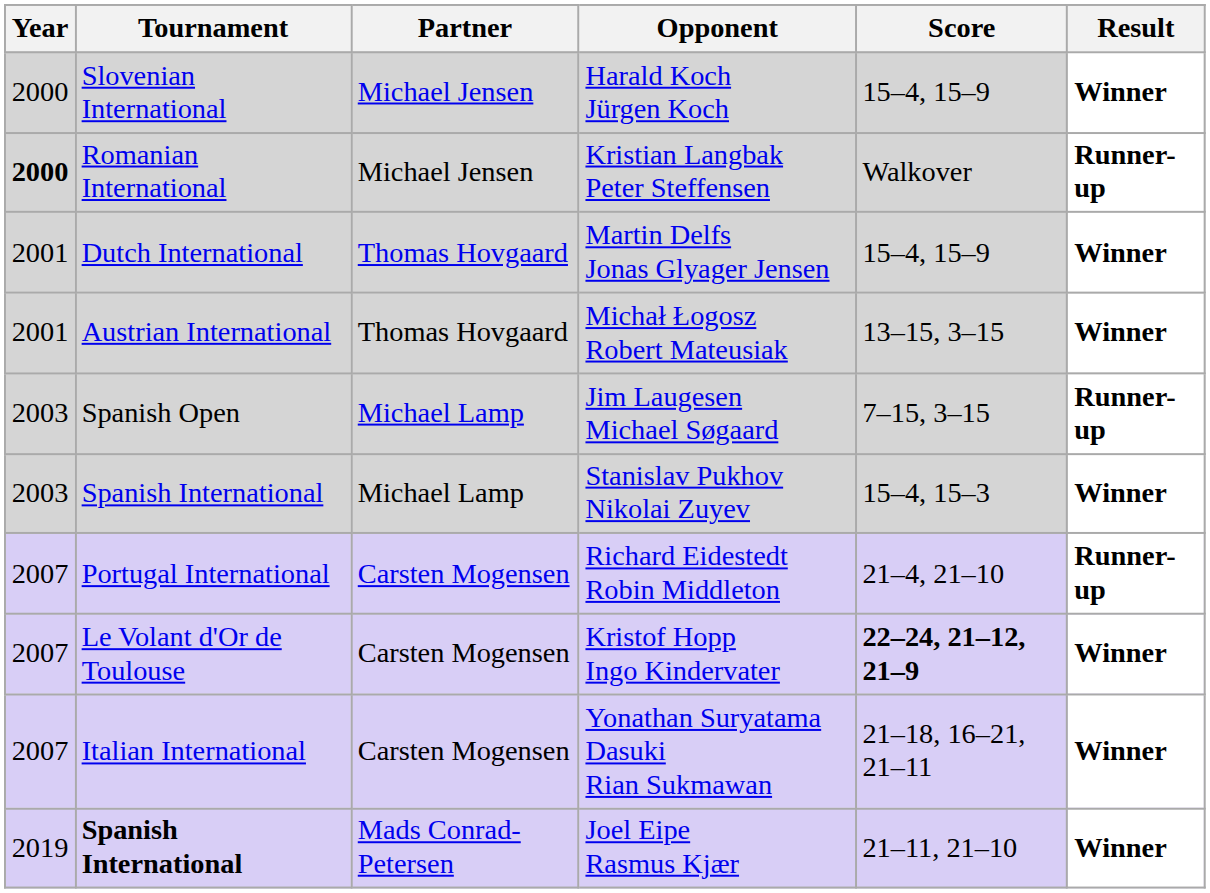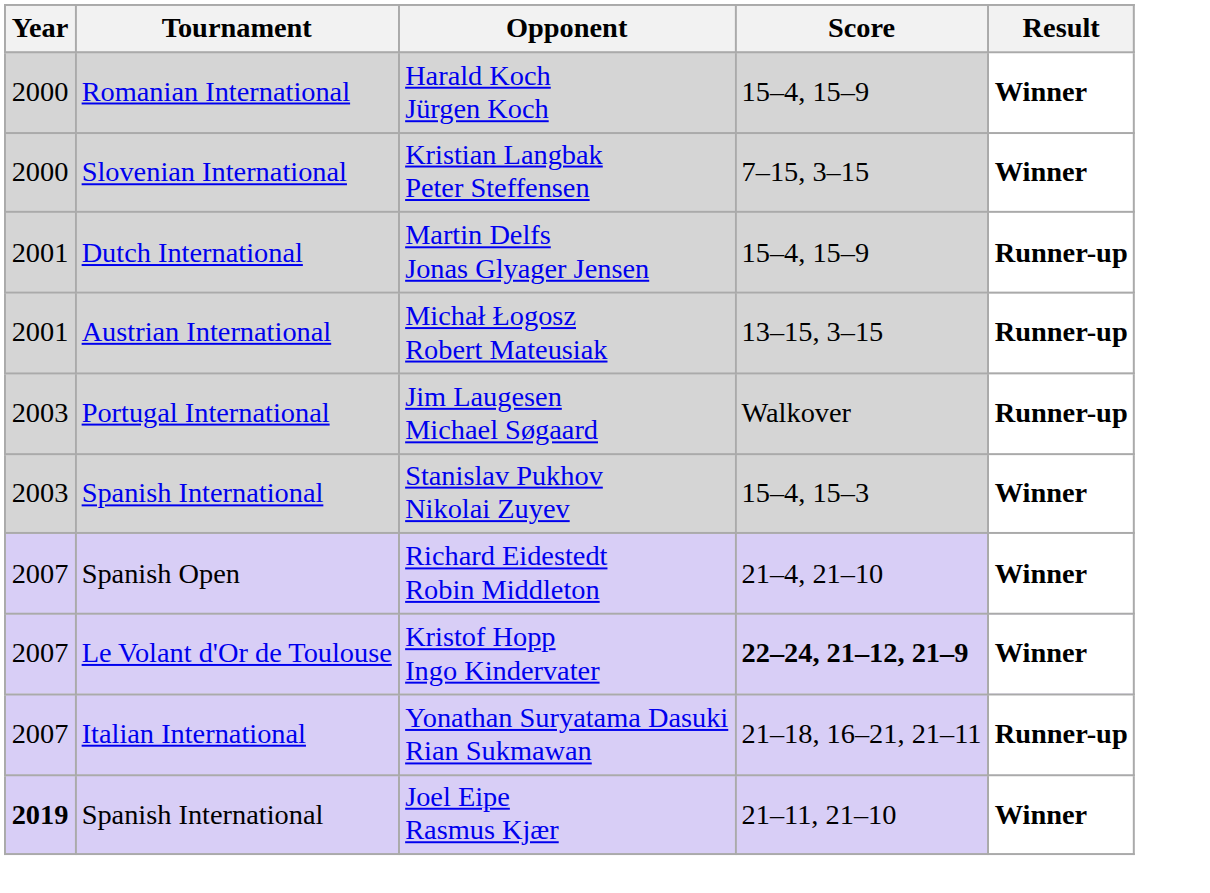- column: (465, 28)
(154, 91) Slovenian International -> (216, 91) Romanian International
(40, 172) bold -> (40, 172) normal
(154, 172) Romanian International -> (214, 172) Slovenian International
(917, 172) Walkover -> (805, 172) 7–15, 3–15
(1125, 172) Runner-up -> (1041, 172) Winner
(1121, 252) Winner -> (1061, 252) Runner-up
(1121, 332) Winner -> (1061, 332) Runner-up
(161, 412) Spanish Open -> (206, 412) Portugal International
(926, 412) 7–15, 3–15 -> (796, 412) Walkover
(206, 573) Portugal International -> (161, 573) Spanish Open
(1125, 573) Runner-up -> (1041, 573) Winner
(1121, 750) Winner -> (1061, 734) Runner-up
(40, 847) normal -> (40, 814) bold
(162, 847) bold -> (202, 814) normal
